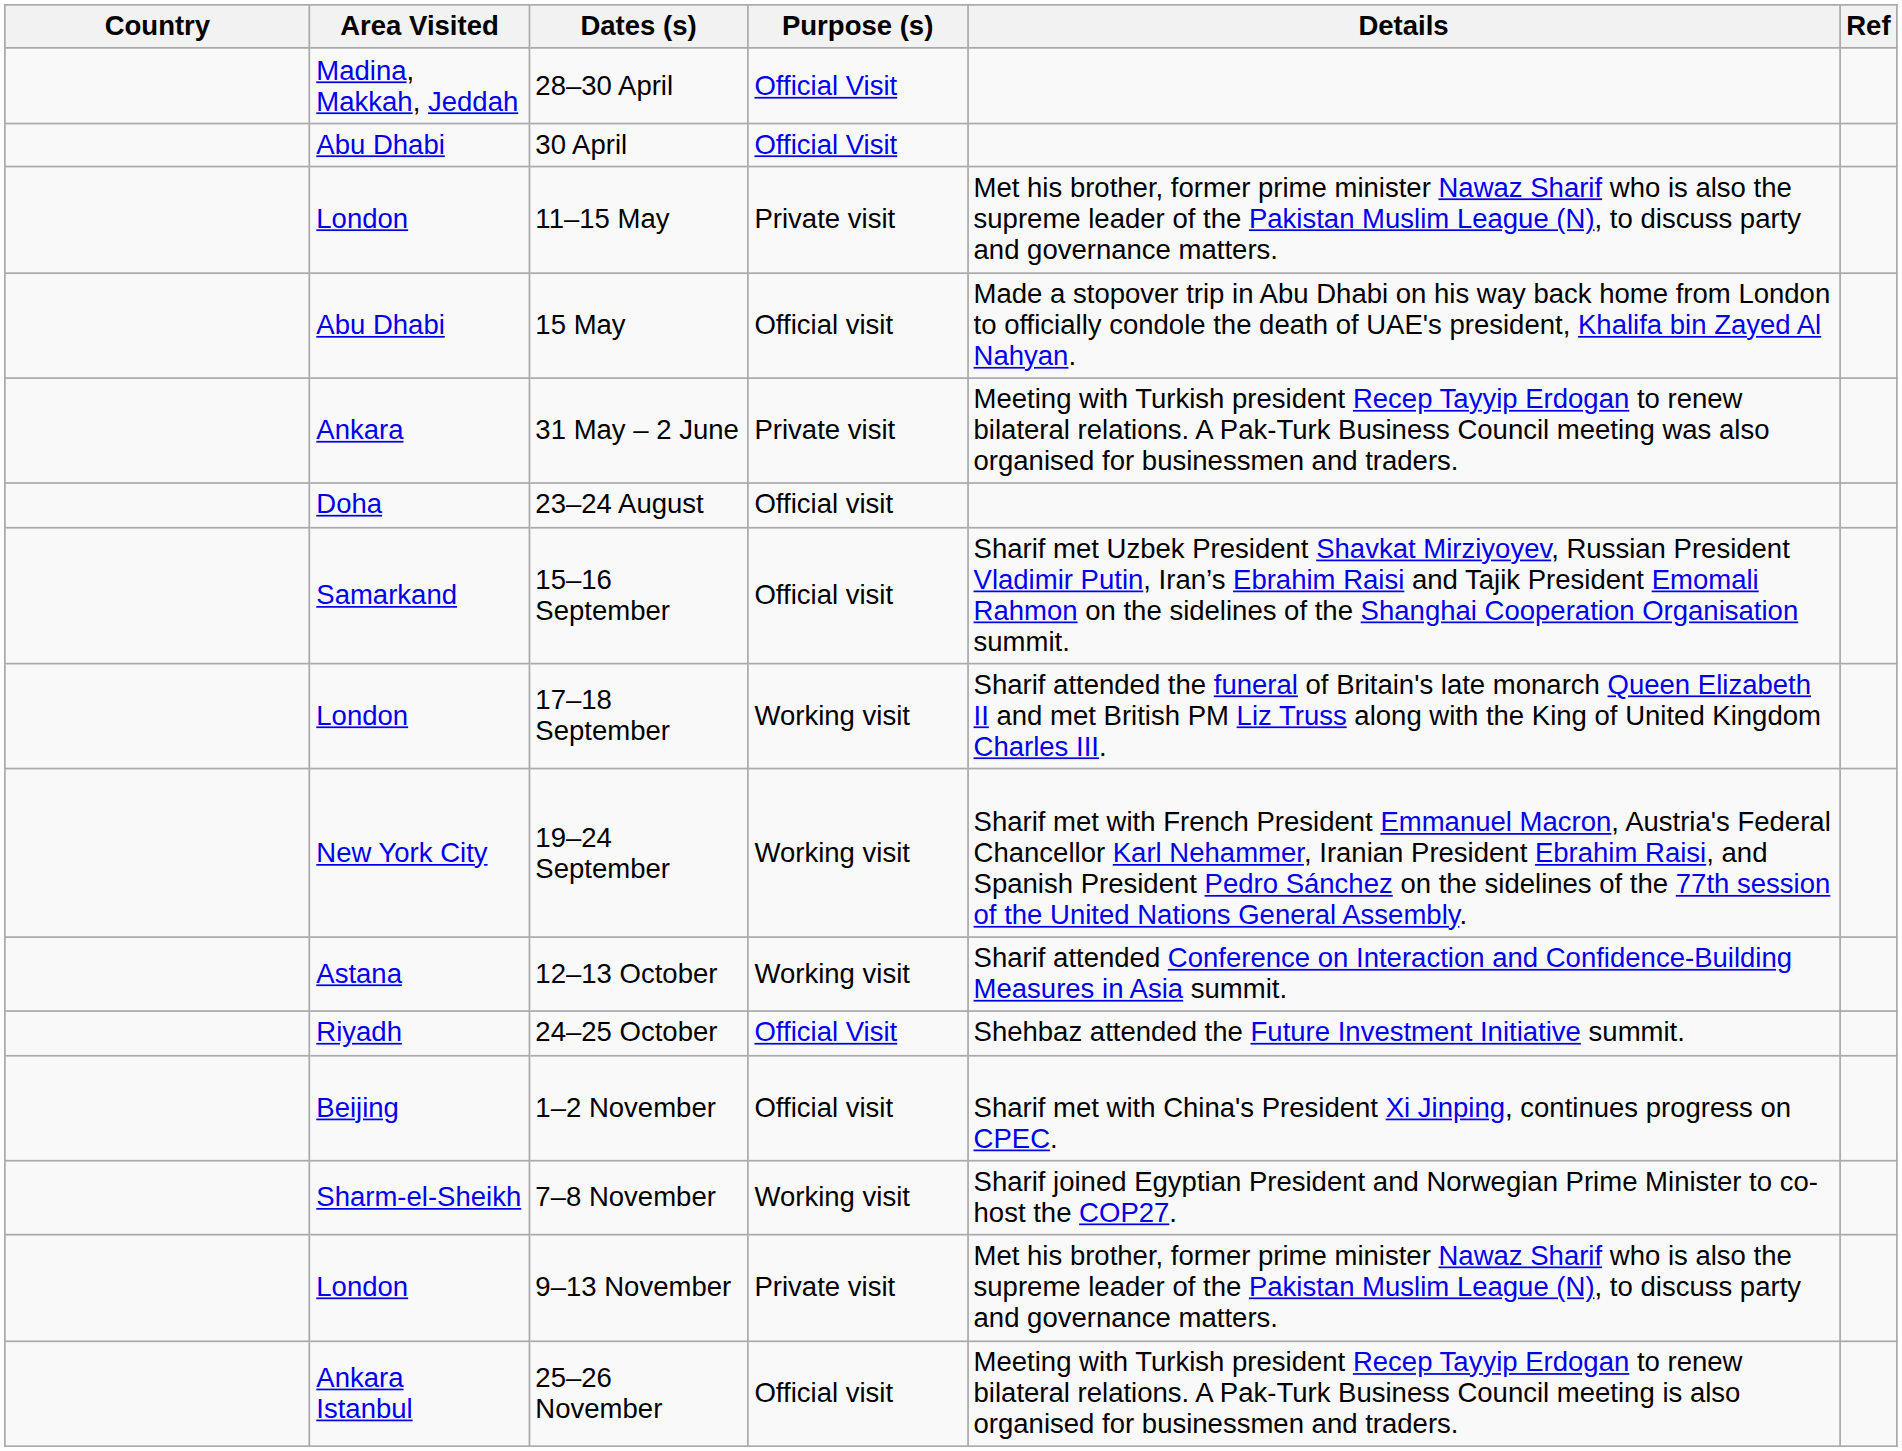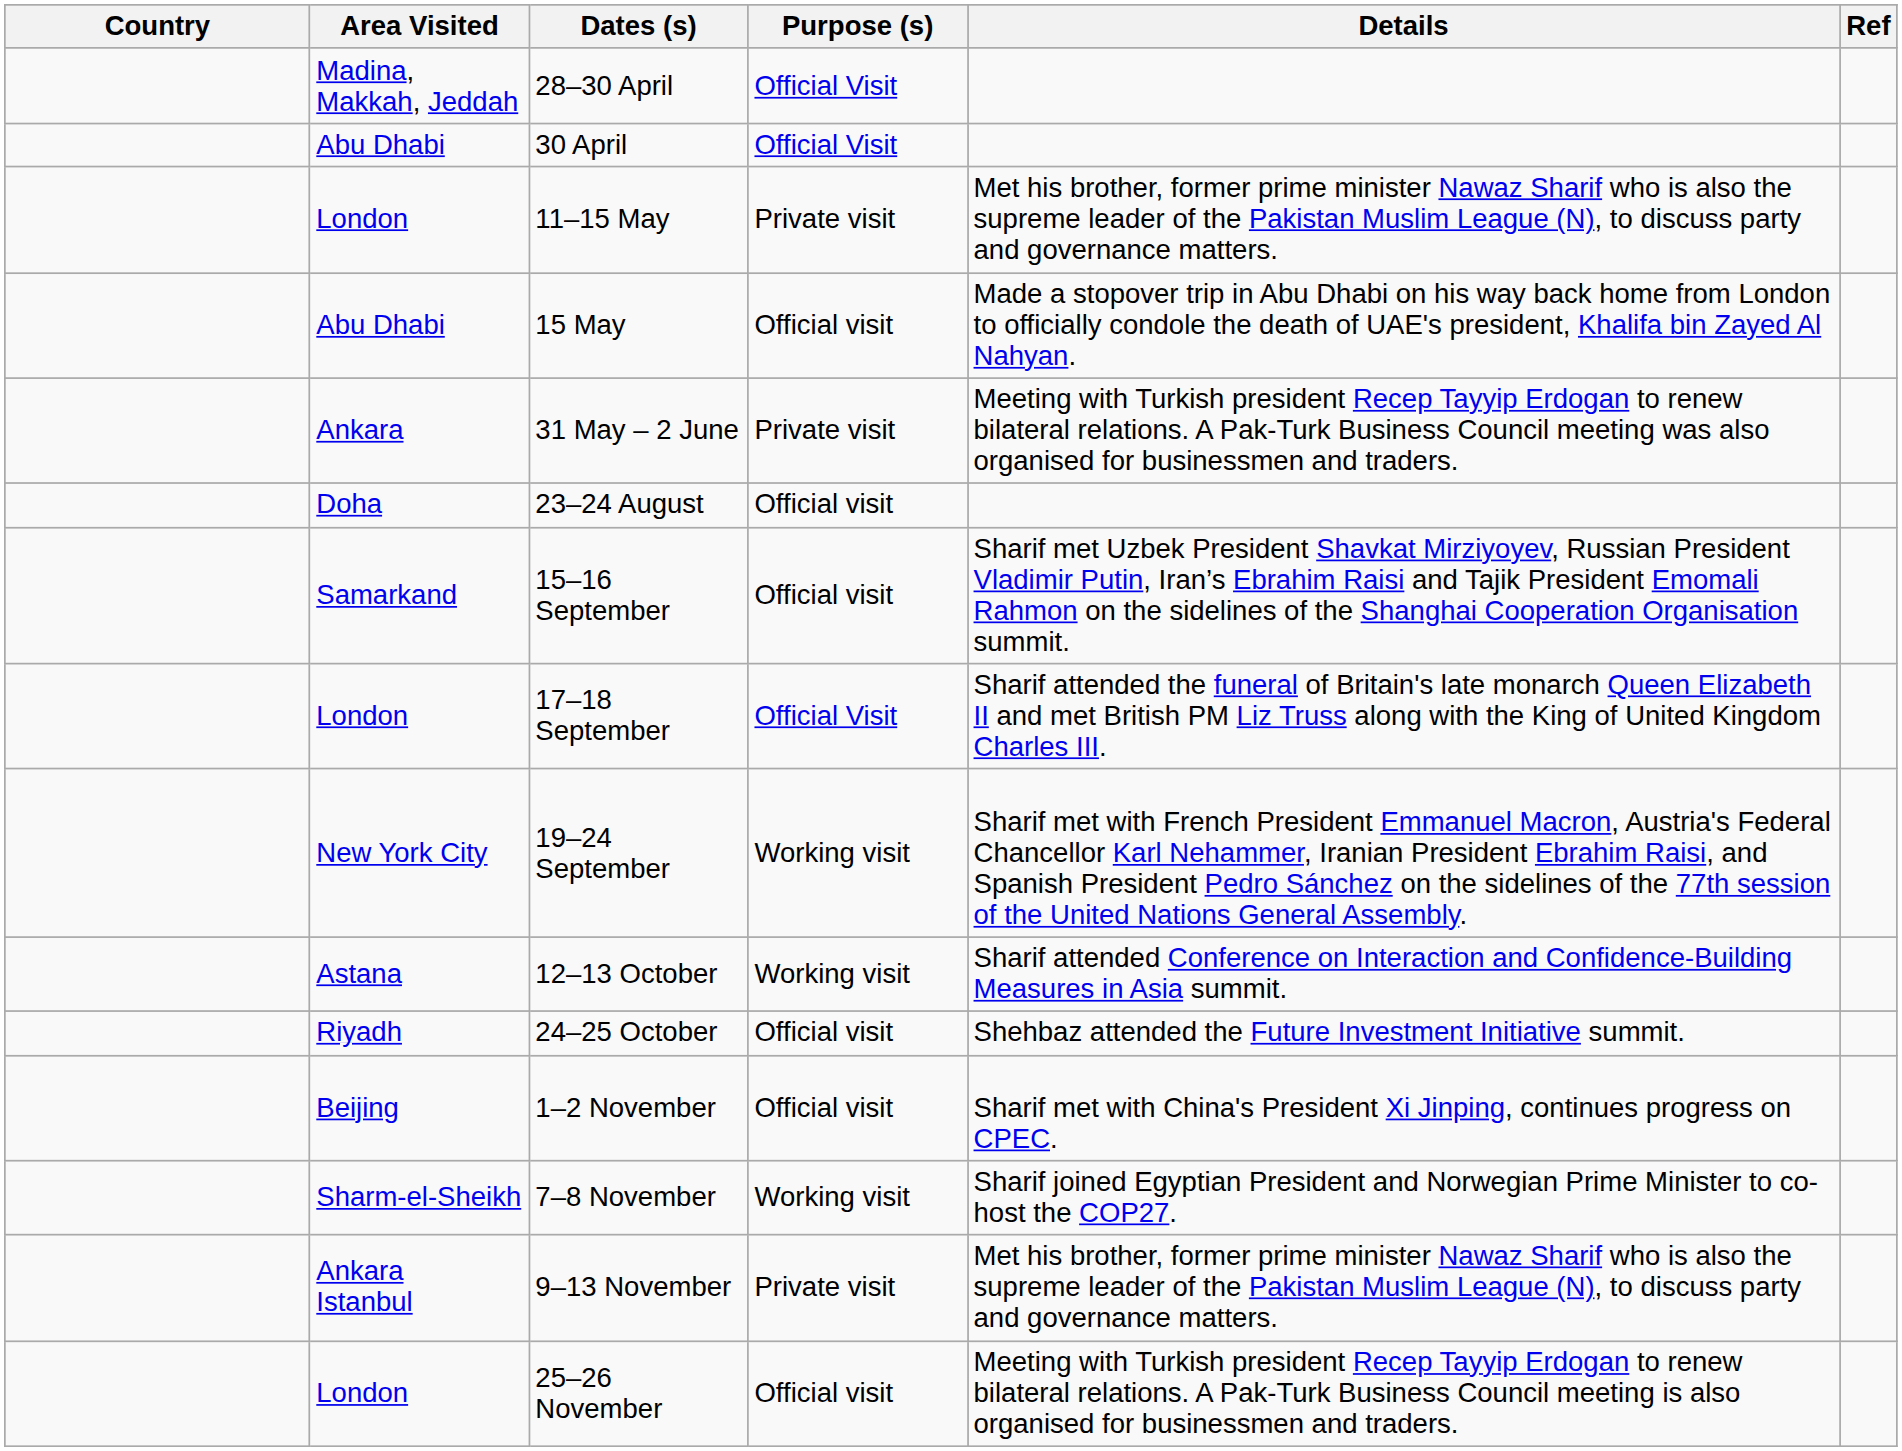(832, 716) Working visit -> (826, 716) Official Visit
(826, 1032) Official Visit -> (824, 1032) Official visit
(362, 1287) London -> (364, 1287) Ankara Istanbul
(364, 1393) Ankara Istanbul -> (362, 1393) London
